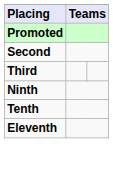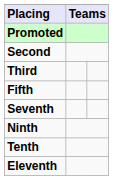+ row: (20, 90)
+ row: (30, 109)
